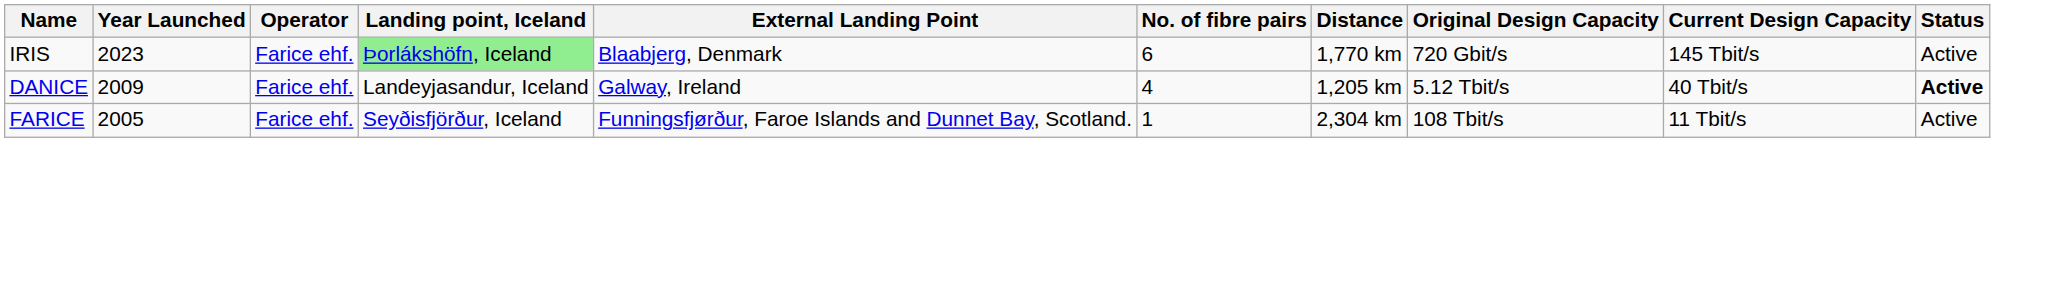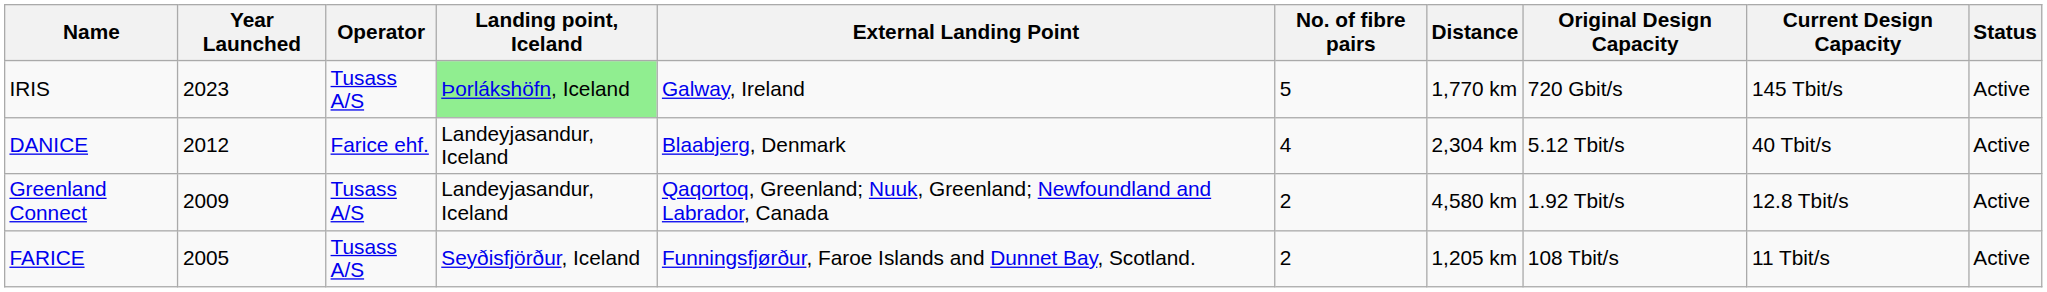(304, 53) Farice ehf. -> (364, 89) Tusass A/S
(690, 53) Blaabjerg, Denmark -> (733, 89) Galway, Ireland
(1147, 53) 6 -> (1285, 89) 5
(121, 86) 2009 -> (206, 145) 2012
(670, 86) Galway, Ireland -> (754, 145) Blaabjerg, Denmark
(1359, 86) 1,205 km -> (1474, 145) 2,304 km
(1952, 86) bold -> (2002, 145) normal
+ row: (58, 201)
(304, 119) Farice ehf. -> (364, 258) Tusass A/S
(1147, 119) 1 -> (1285, 258) 2
(1359, 119) 2,304 km -> (1474, 258) 1,205 km
